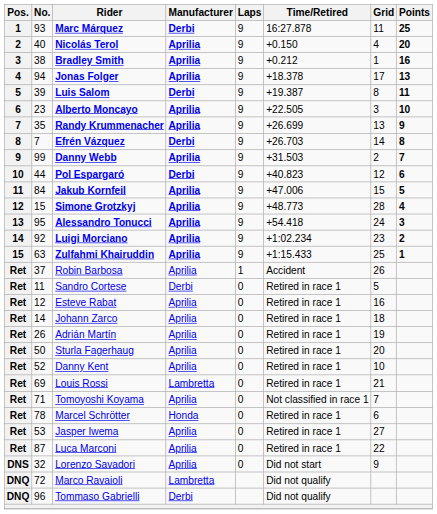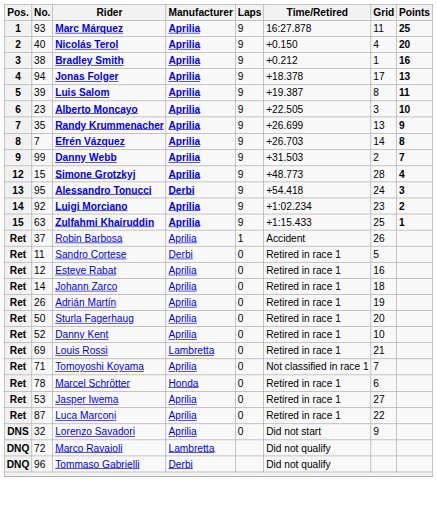(181, 29) Derbi -> (184, 29) Aprilia
(181, 93) Derbi -> (184, 93) Aprilia
(181, 142) Derbi -> (184, 142) Aprilia
- row: (90, 174)
- row: (91, 190)
(184, 222) Aprilia -> (181, 190) Derbi
